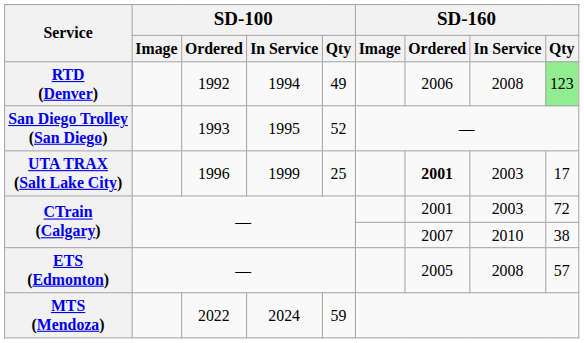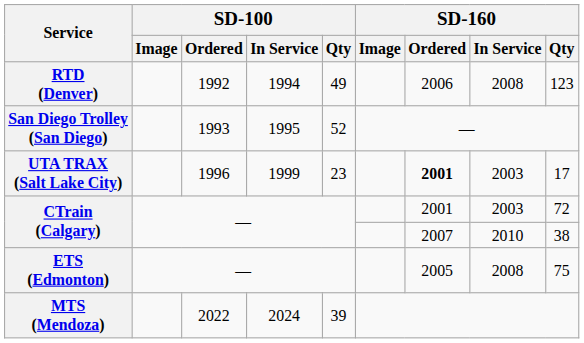(562, 84) lightgreen background -> (562, 84) no background
(338, 173) 25 -> (338, 173) 23
(562, 270) 57 -> (562, 270) 75
(338, 315) 59 -> (338, 315) 39
